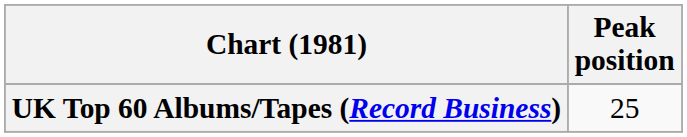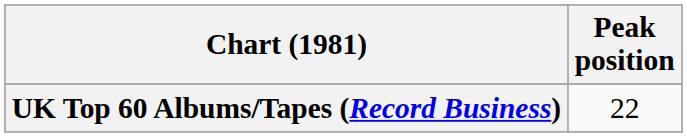(625, 107) 25 -> (625, 107) 22
